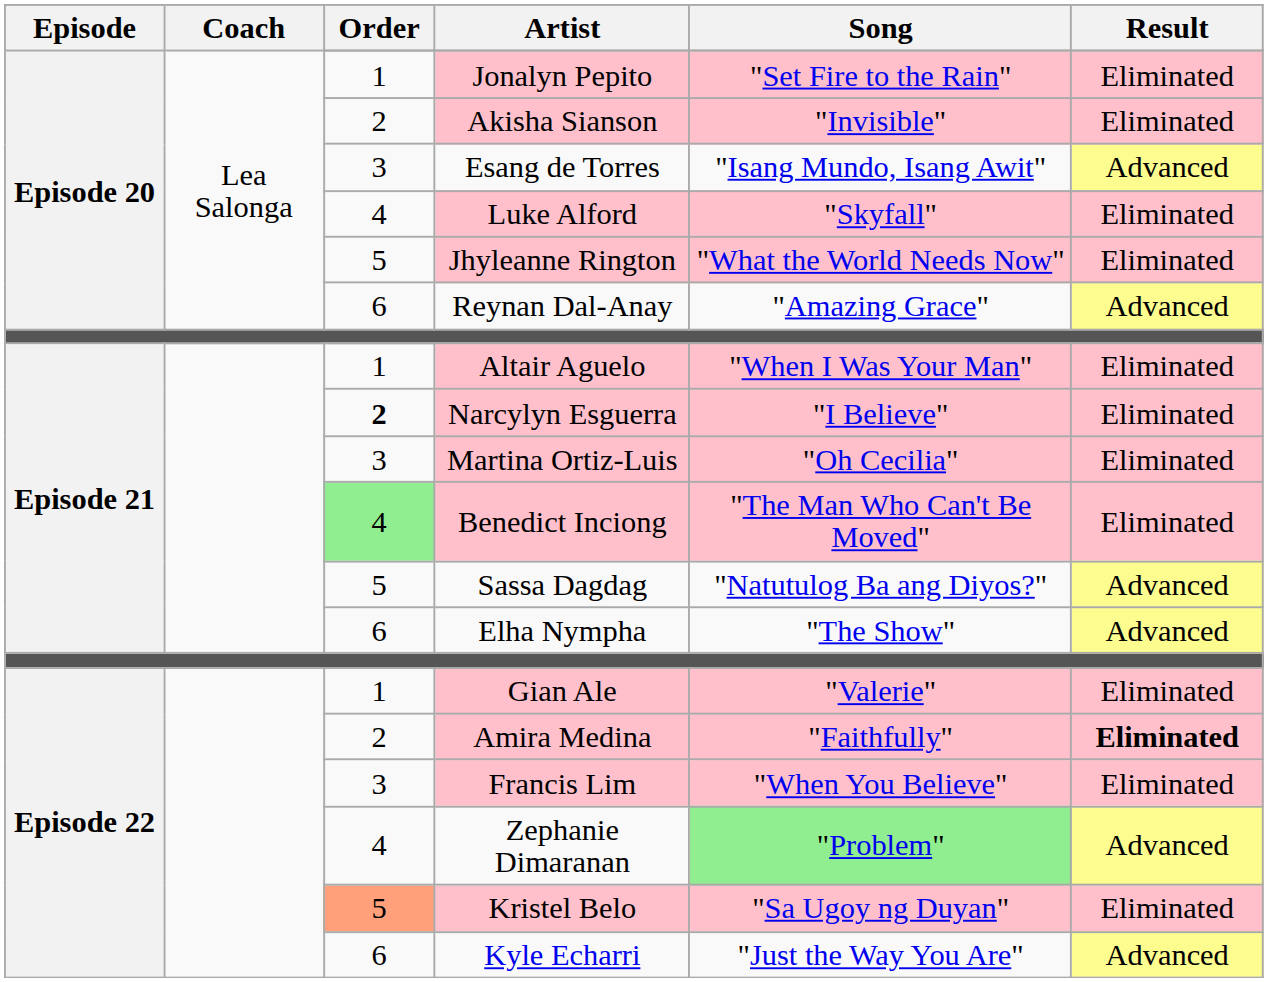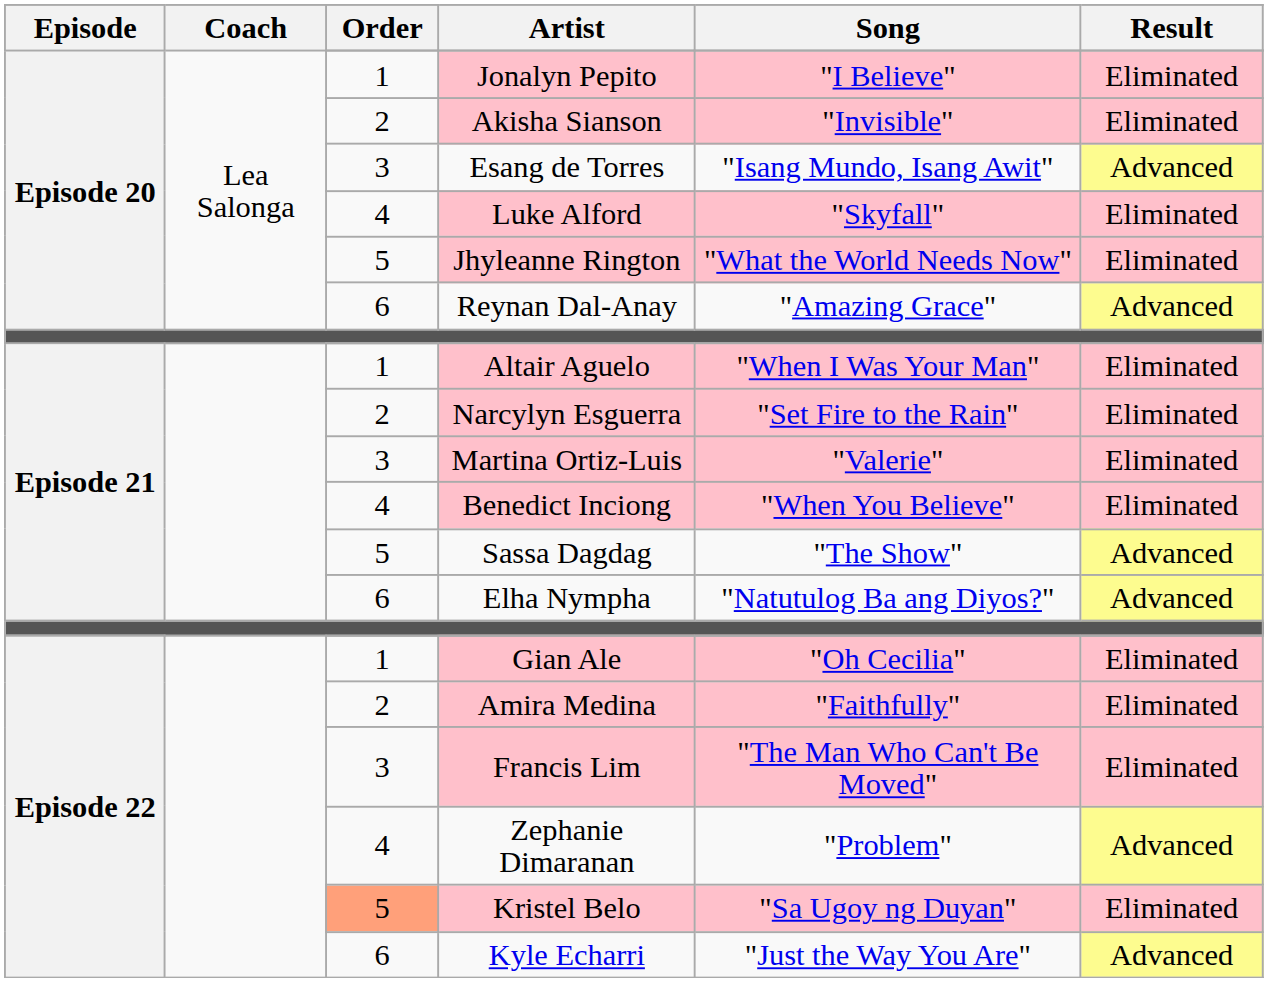(881, 74) "Set Fire to the Rain" -> (888, 74) "I Believe"
(379, 413) bold -> (382, 413) normal
(881, 413) "I Believe" -> (888, 413) "Set Fire to the Rain"
(881, 459) "Oh Cecilia" -> (888, 459) "Valerie"
(379, 521) lightgreen background -> (382, 505) no background
(881, 521) "The Man Who Can't Be Moved" -> (888, 505) "When You Believe"
(881, 584) "Natutulog Ba ang Diyos?" -> (888, 552) "The Show"
(881, 630) "The Show" -> (888, 598) "Natutulog Ba ang Diyos?"
(881, 690) "Valerie" -> (888, 658) "Oh Cecilia"
(1167, 737) bold -> (1172, 705) normal
(881, 783) "When You Believe" -> (888, 767) "The Man Who Can't Be Moved"
(881, 846) lightgreen background -> (888, 846) no background
